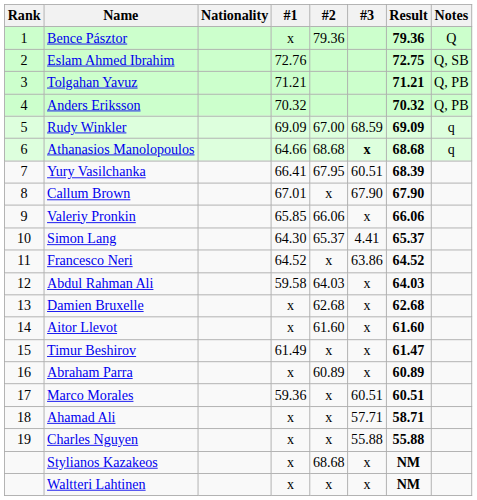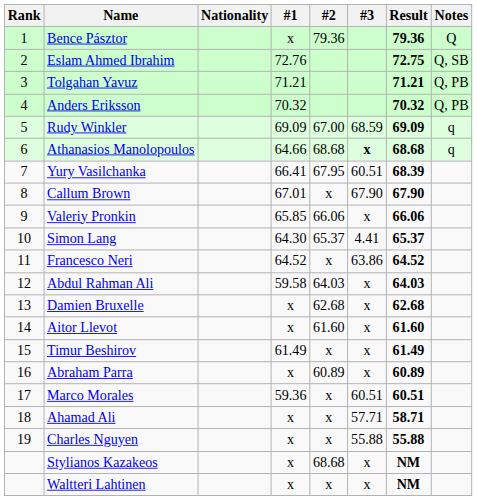(408, 350) 61.47 -> (408, 350) 61.49
